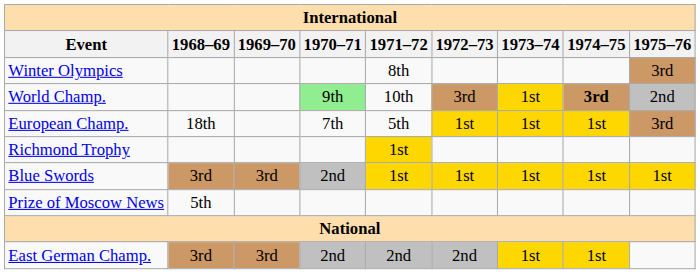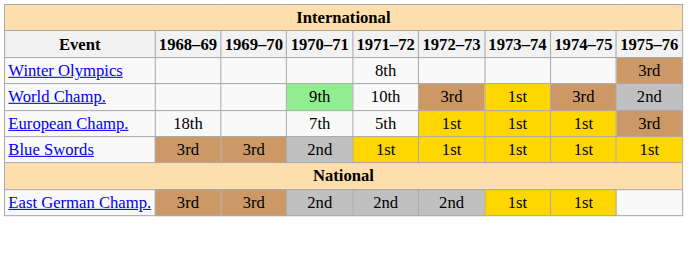(596, 96) bold -> (583, 96) normal
- row: (69, 149)
- row: (86, 202)
